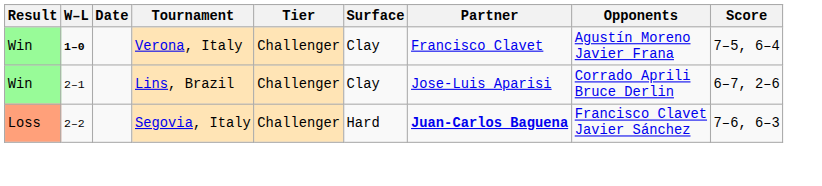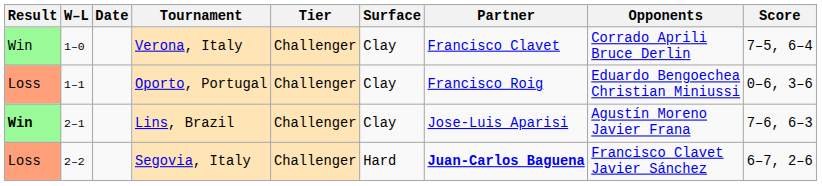(74, 46) bold -> (74, 47) normal
(633, 46) Agustín Moreno Javier Frana -> (649, 46) Corrado Aprili Bruce Derlin
+ row: (201, 85)
(20, 85) normal -> (20, 123) bold
(633, 85) Corrado Aprili Bruce Derlin -> (649, 123) Agustín Moreno Javier Frana
(747, 85) 6–7, 2–6 -> (780, 123) 7–6, 6–3
(747, 123) 7–6, 6–3 -> (780, 161) 6–7, 2–6
